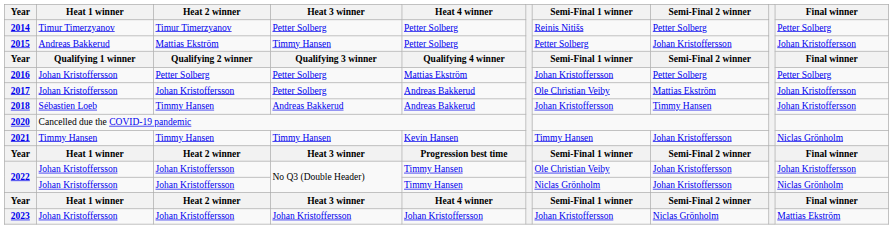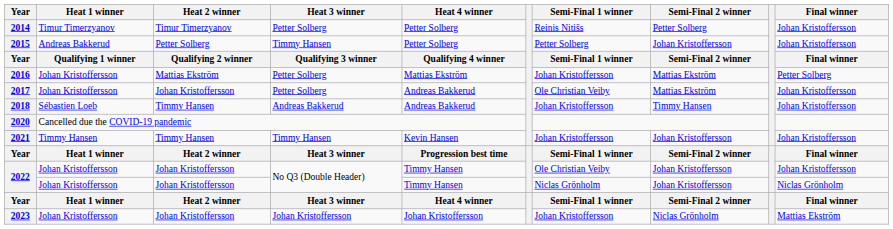(804, 27) Petter Solberg -> (817, 27) Johan Kristoffersson
(187, 43) Mattias Ekström -> (183, 43) Petter Solberg
(183, 74) Petter Solberg -> (187, 74) Mattias Ekström
(680, 74) Petter Solberg -> (684, 74) Mattias Ekström
(564, 137) Timmy Hansen -> (574, 137) Johan Kristoffersson
(810, 137) Niclas Grönholm -> (817, 137) Johan Kristoffersson
